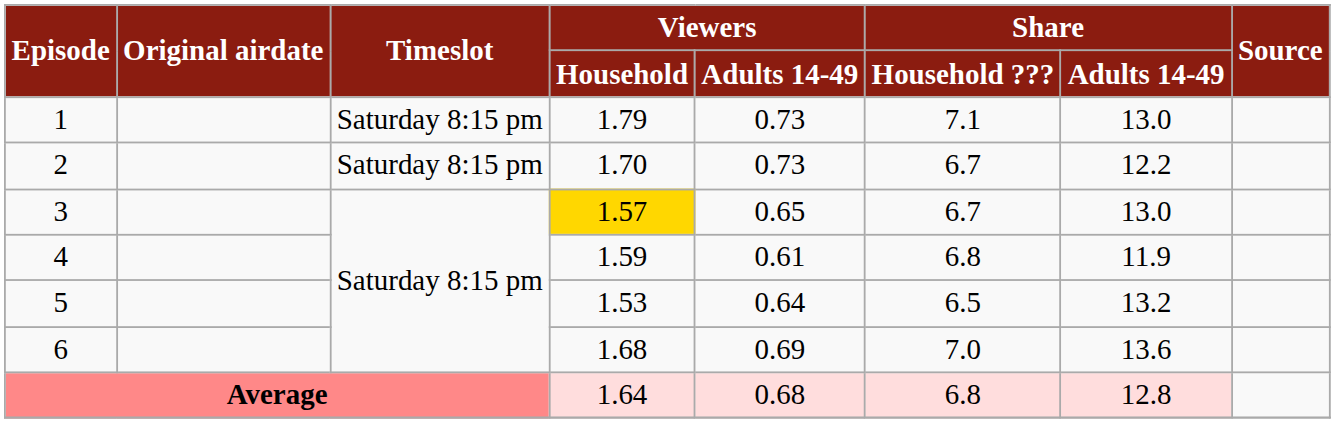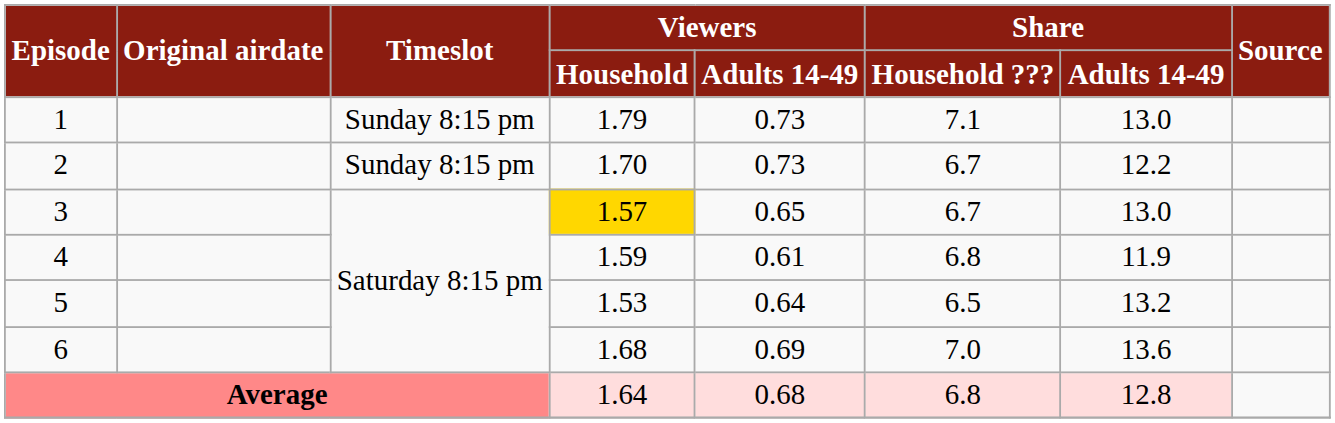(440, 119) Saturday 8:15 pm -> (440, 119) Sunday 8:15 pm
(440, 165) Saturday 8:15 pm -> (440, 165) Sunday 8:15 pm
